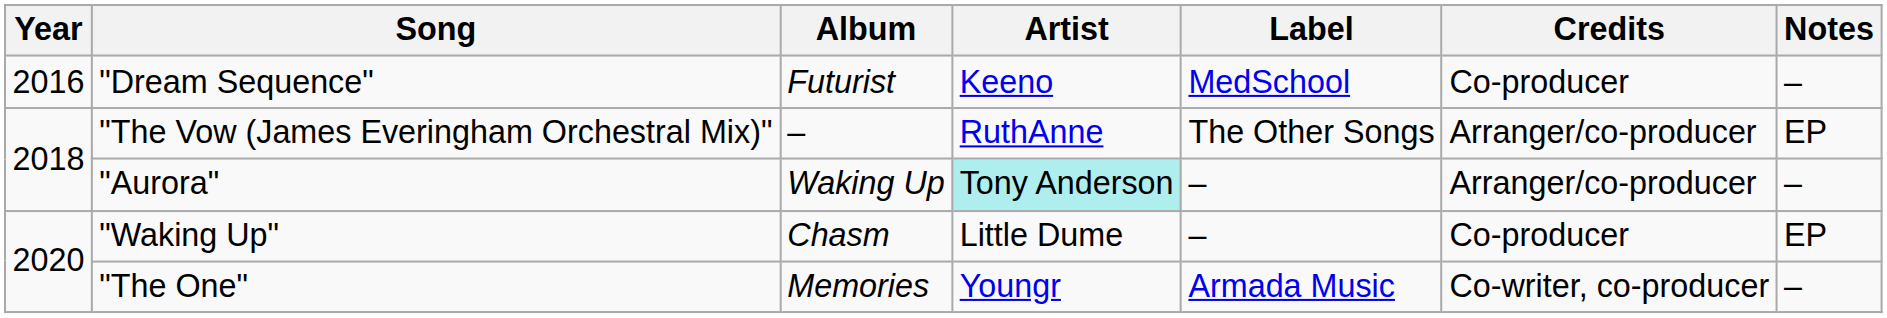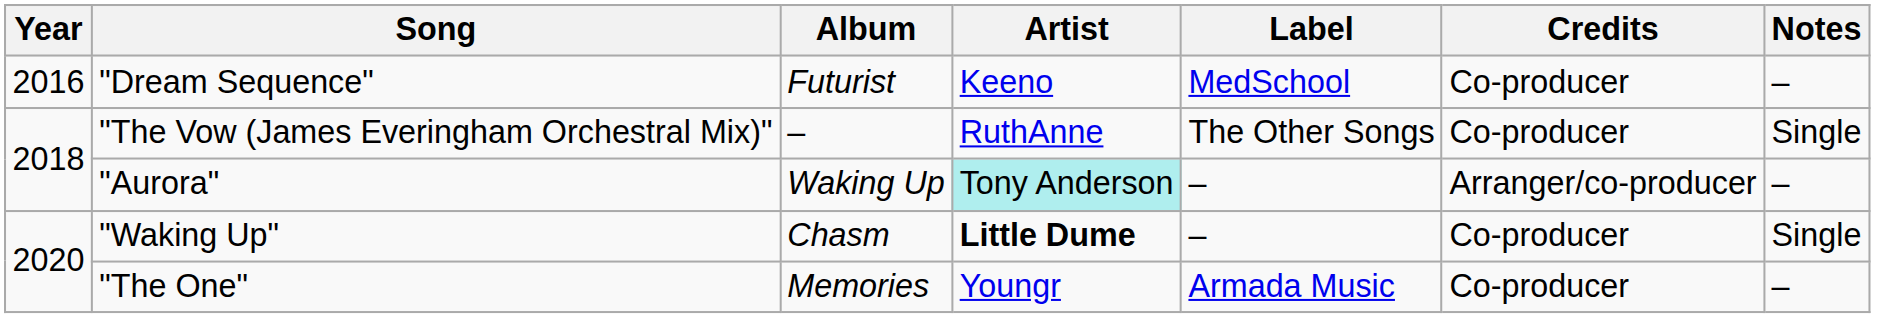(1603, 132) Arranger/co-producer -> (1539, 132) Co-producer
(1806, 132) EP -> (1816, 132) Single
(1041, 235) normal -> (1048, 235) bold
(1806, 235) EP -> (1816, 235) Single
(1609, 286) Co-writer, co-producer -> (1539, 286) Co-producer
